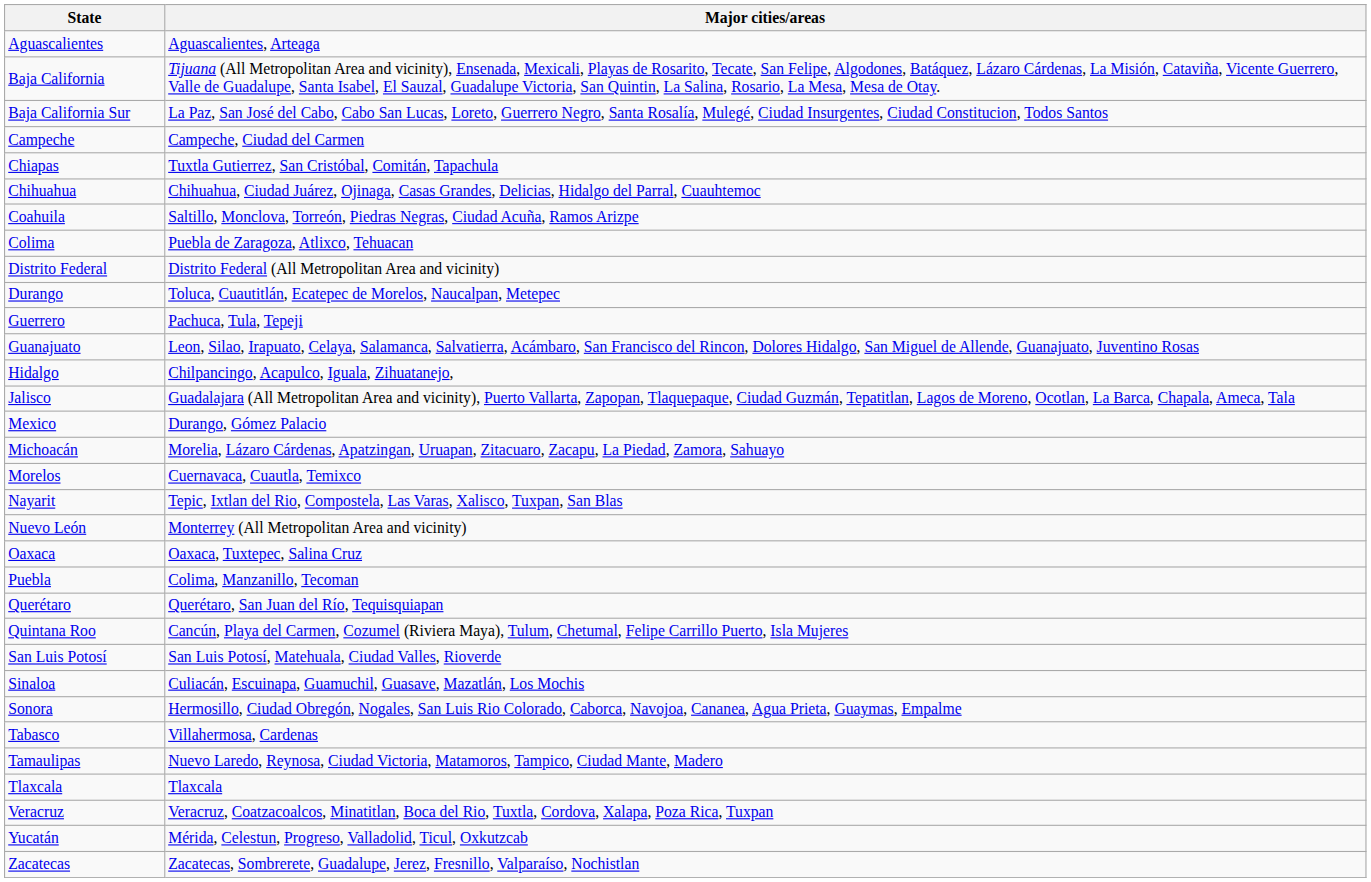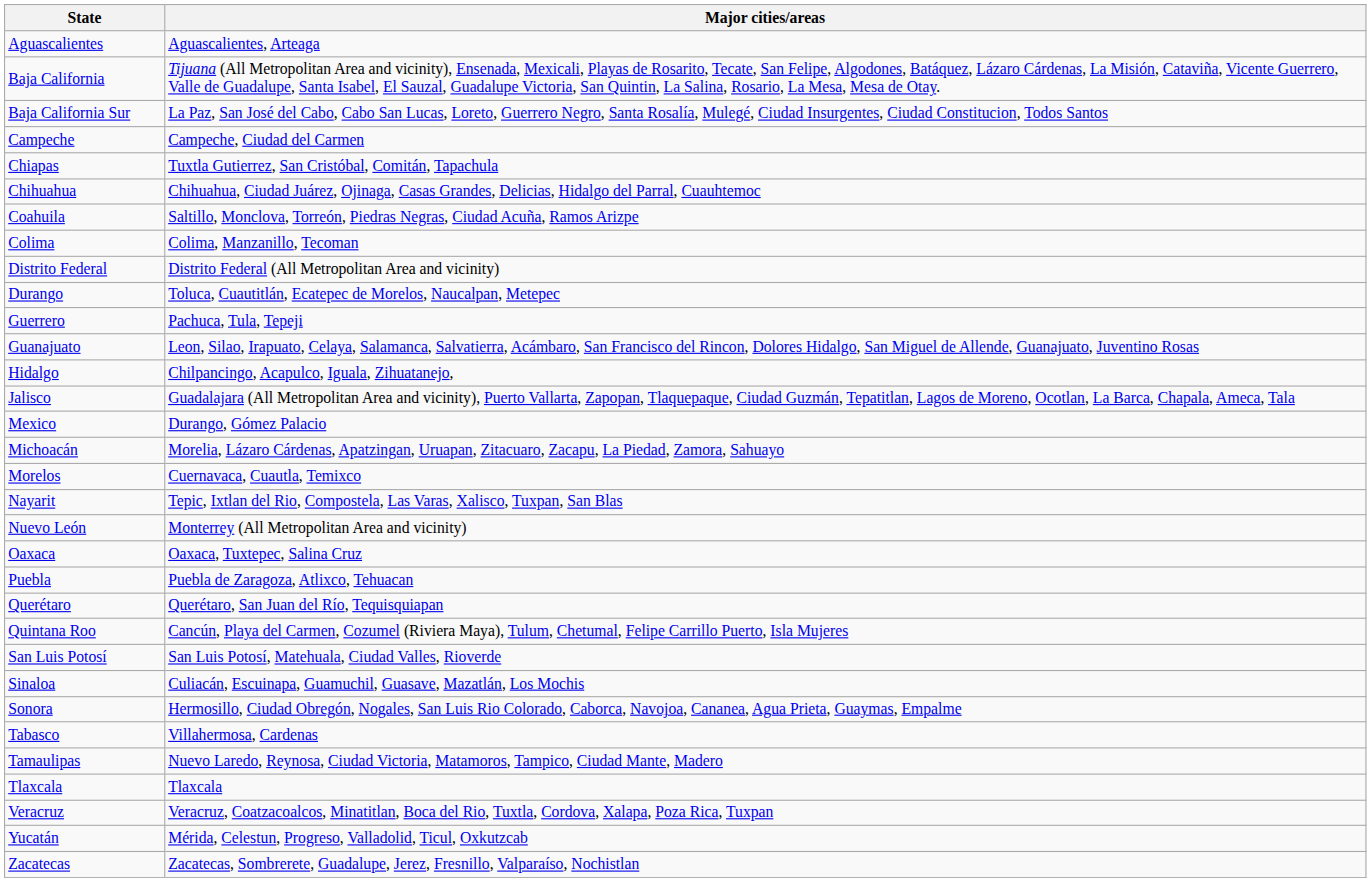(291, 243) Puebla de Zaragoza, Atlixco, Tehuacan -> (263, 243) Colima, Manzanillo, Tecoman
(263, 580) Colima, Manzanillo, Tecoman -> (291, 580) Puebla de Zaragoza, Atlixco, Tehuacan
